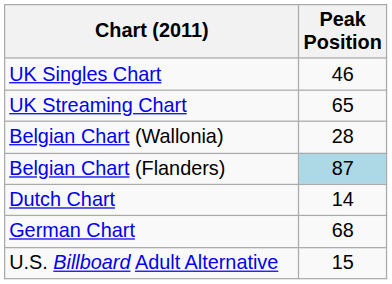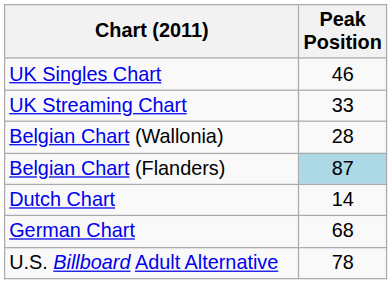(343, 105) 65 -> (343, 105) 33
(343, 262) 15 -> (343, 262) 78
